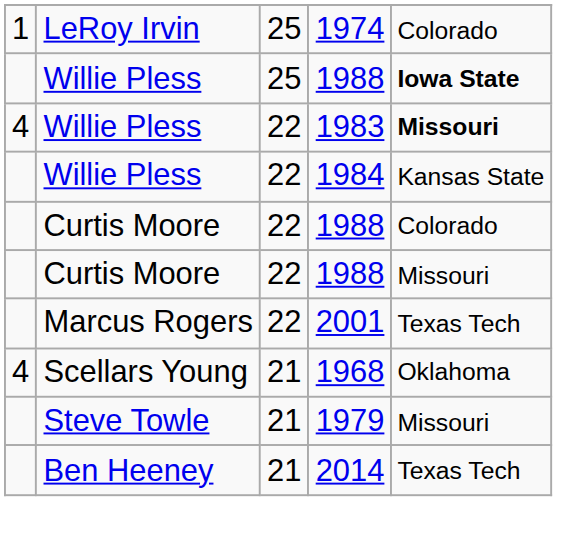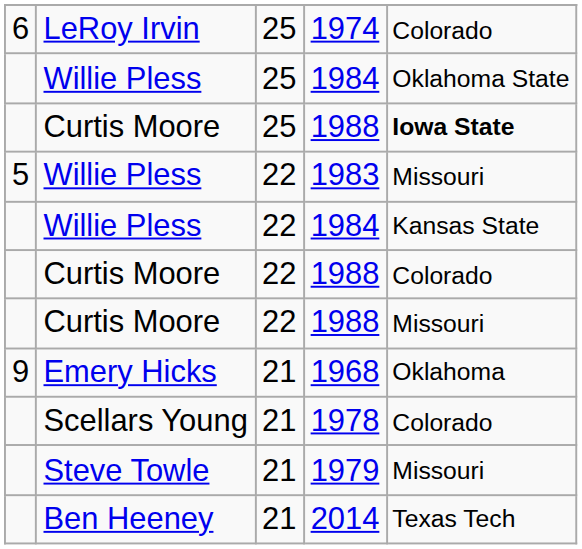(21, 28) 1 -> (21, 28) 6
+ row: (279, 77)
(122, 77) Willie Pless -> (132, 126) Curtis Moore
(21, 126) 4 -> (21, 175) 5
(448, 127) bold -> (438, 176) normal
- row: (284, 322)
(21, 371) 4 -> (21, 371) 9
(146, 371) Scellars Young -> (130, 371) Emery Hicks
+ row: (279, 420)
